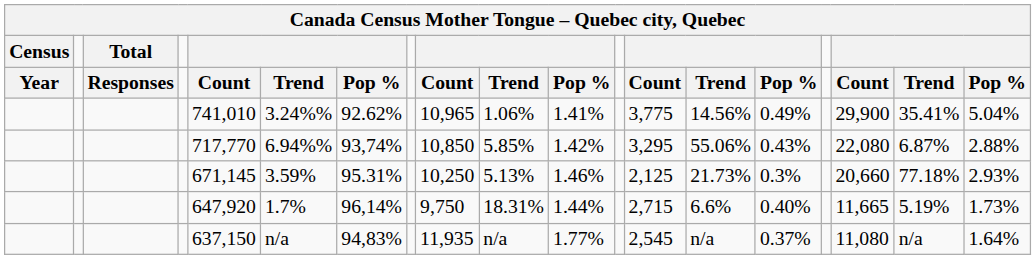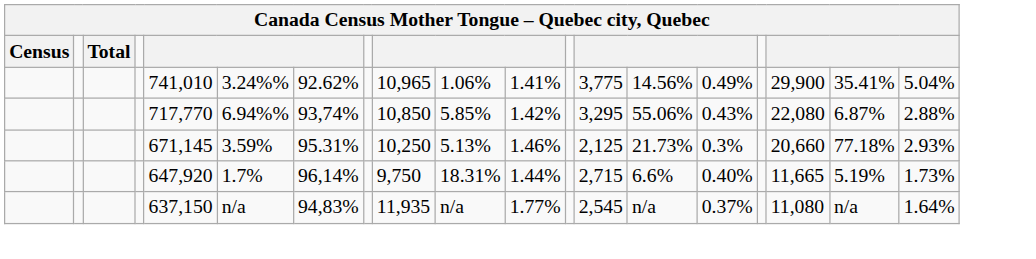- row: (39, 82)
